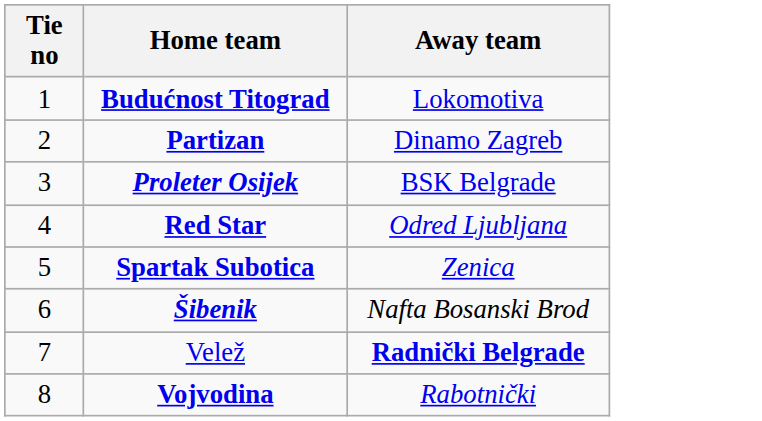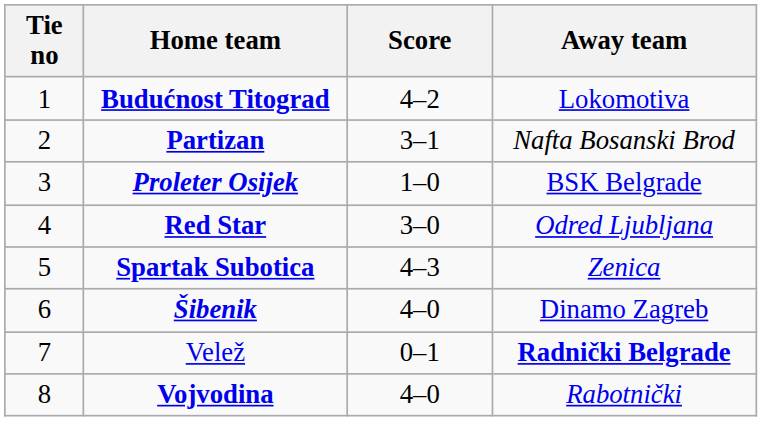+ column: (420, 40)
(478, 140) Dinamo Zagreb -> (624, 140) Nafta Bosanski Brod
(478, 310) Nafta Bosanski Brod -> (624, 310) Dinamo Zagreb
